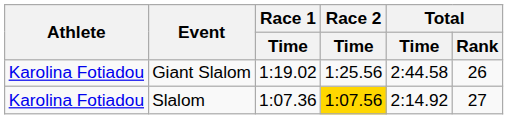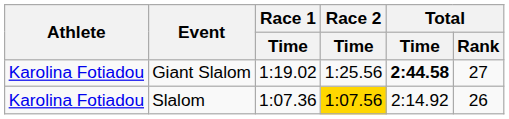(419, 73) normal -> (420, 73) bold
(477, 73) 26 -> (478, 73) 27
(477, 101) 27 -> (478, 101) 26
